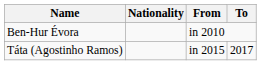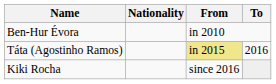(207, 50) no background -> (207, 50) khaki background
(242, 50) 2017 -> (256, 50) 2016
+ row: (34, 69)
